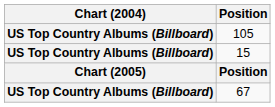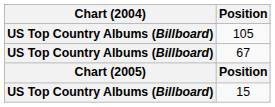rows swapped: (243, 53) <-> (243, 92)
